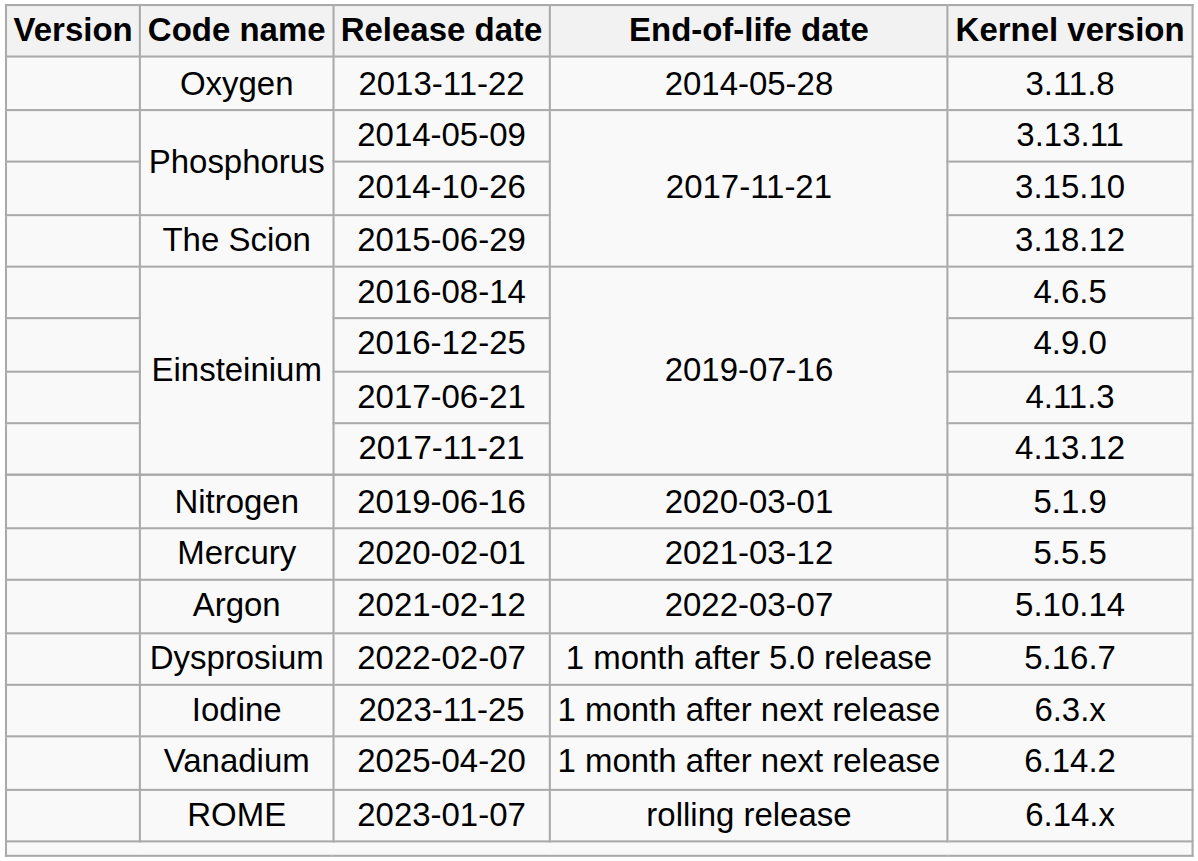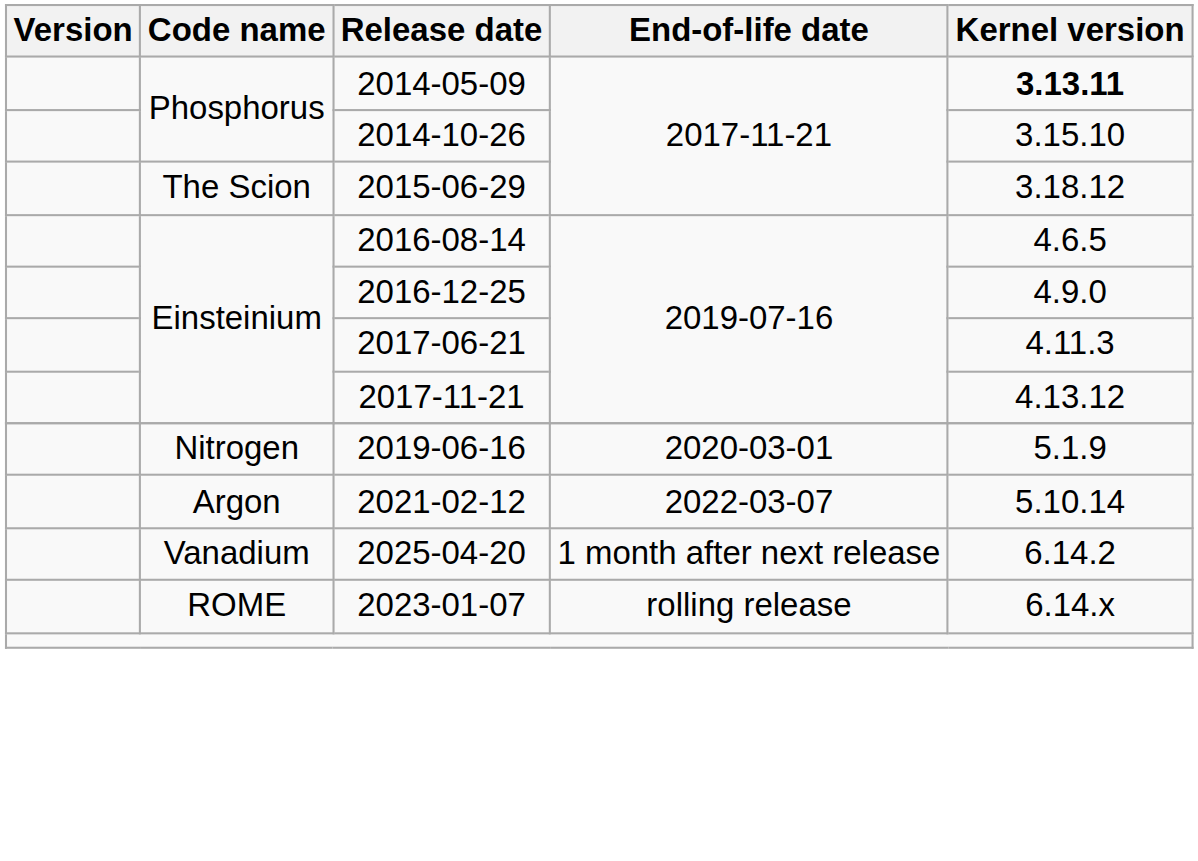- row: (237, 82)
(1070, 135) normal -> (1070, 82) bold
- row: (237, 553)
- row: (237, 657)
- row: (237, 710)
